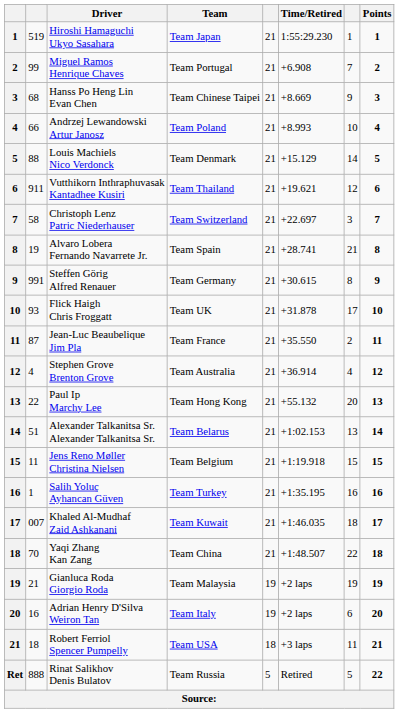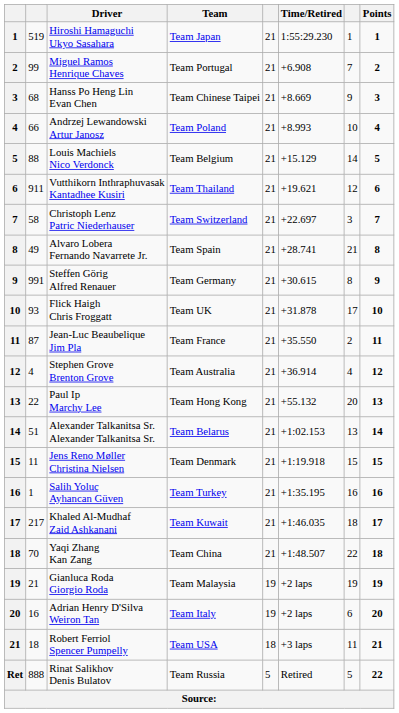(203, 158) Team Denmark -> (201, 158) Team Belgium
(34, 249) 19 -> (34, 249) 49
(201, 462) Team Belgium -> (203, 462) Team Denmark
(36, 522) 007 -> (36, 522) 217
